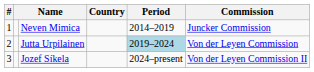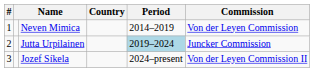(229, 28) Juncker Commission -> (243, 28) Von der Leyen Commission
(243, 43) Von der Leyen Commission -> (229, 43) Juncker Commission
